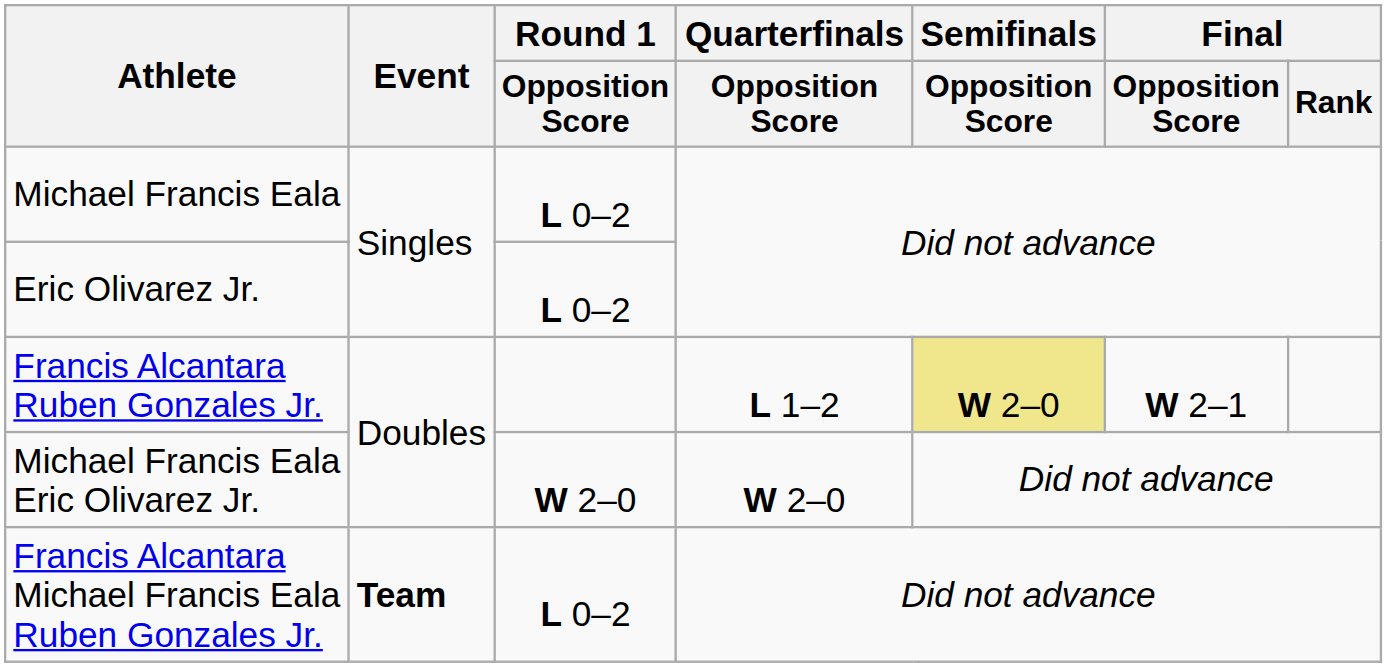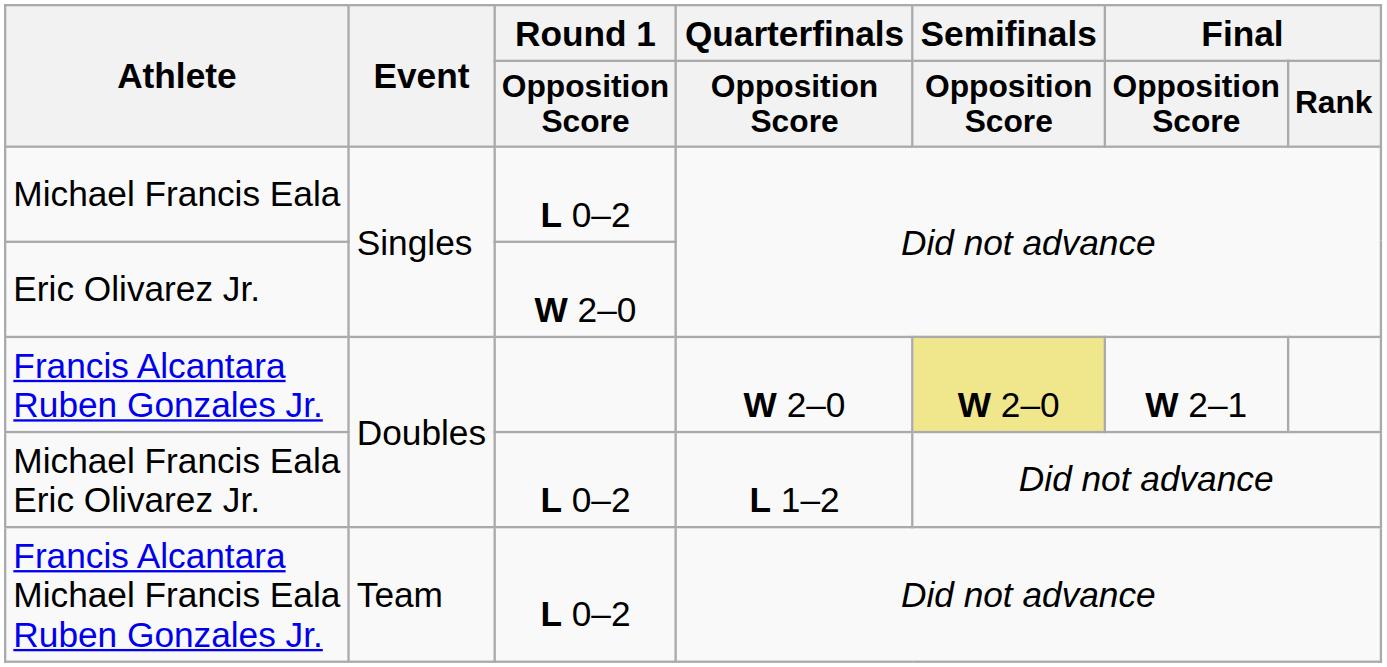(585, 308) L 0–2 -> (585, 308) W 2–0
(795, 404) L 1–2 -> (795, 404) W 2–0
(585, 499) W 2–0 -> (585, 499) L 0–2
(795, 499) W 2–0 -> (795, 499) L 1–2
(401, 594) bold -> (400, 594) normal
